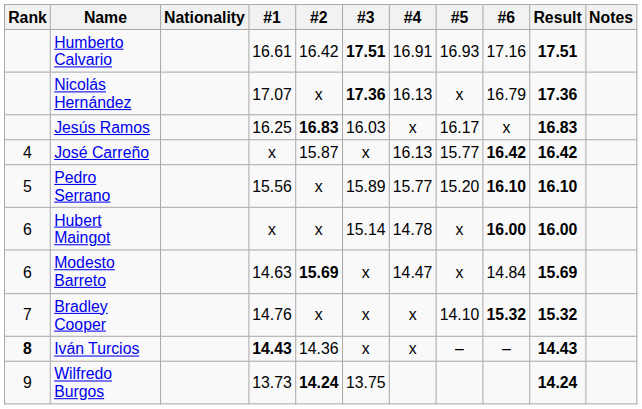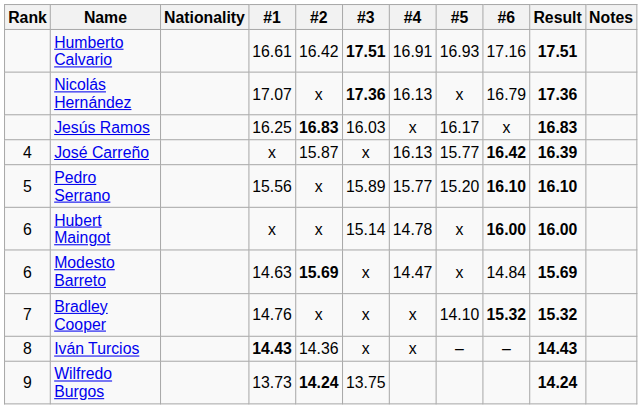(558, 153) 16.42 -> (558, 153) 16.39
(28, 349) bold -> (28, 349) normal
